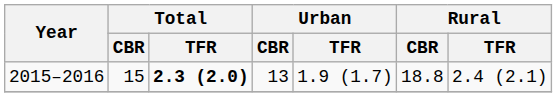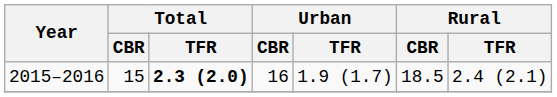(278, 77) 13 -> (278, 77) 16
(422, 77) 18.8 -> (422, 77) 18.5
